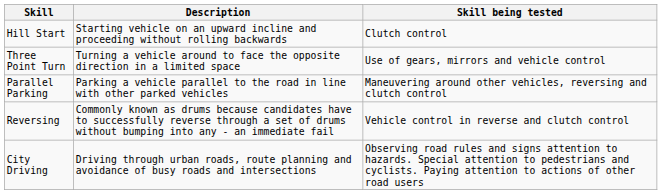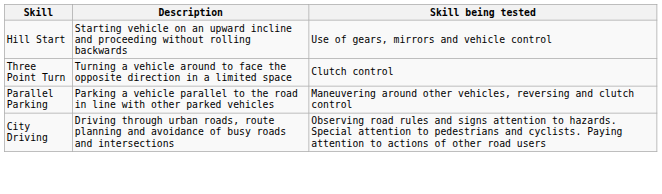(406, 34) Clutch control -> (432, 39) Use of gears, mirrors and vehicle control
(485, 61) Use of gears, mirrors and vehicle control -> (352, 72) Clutch control
- row: (33, 121)
